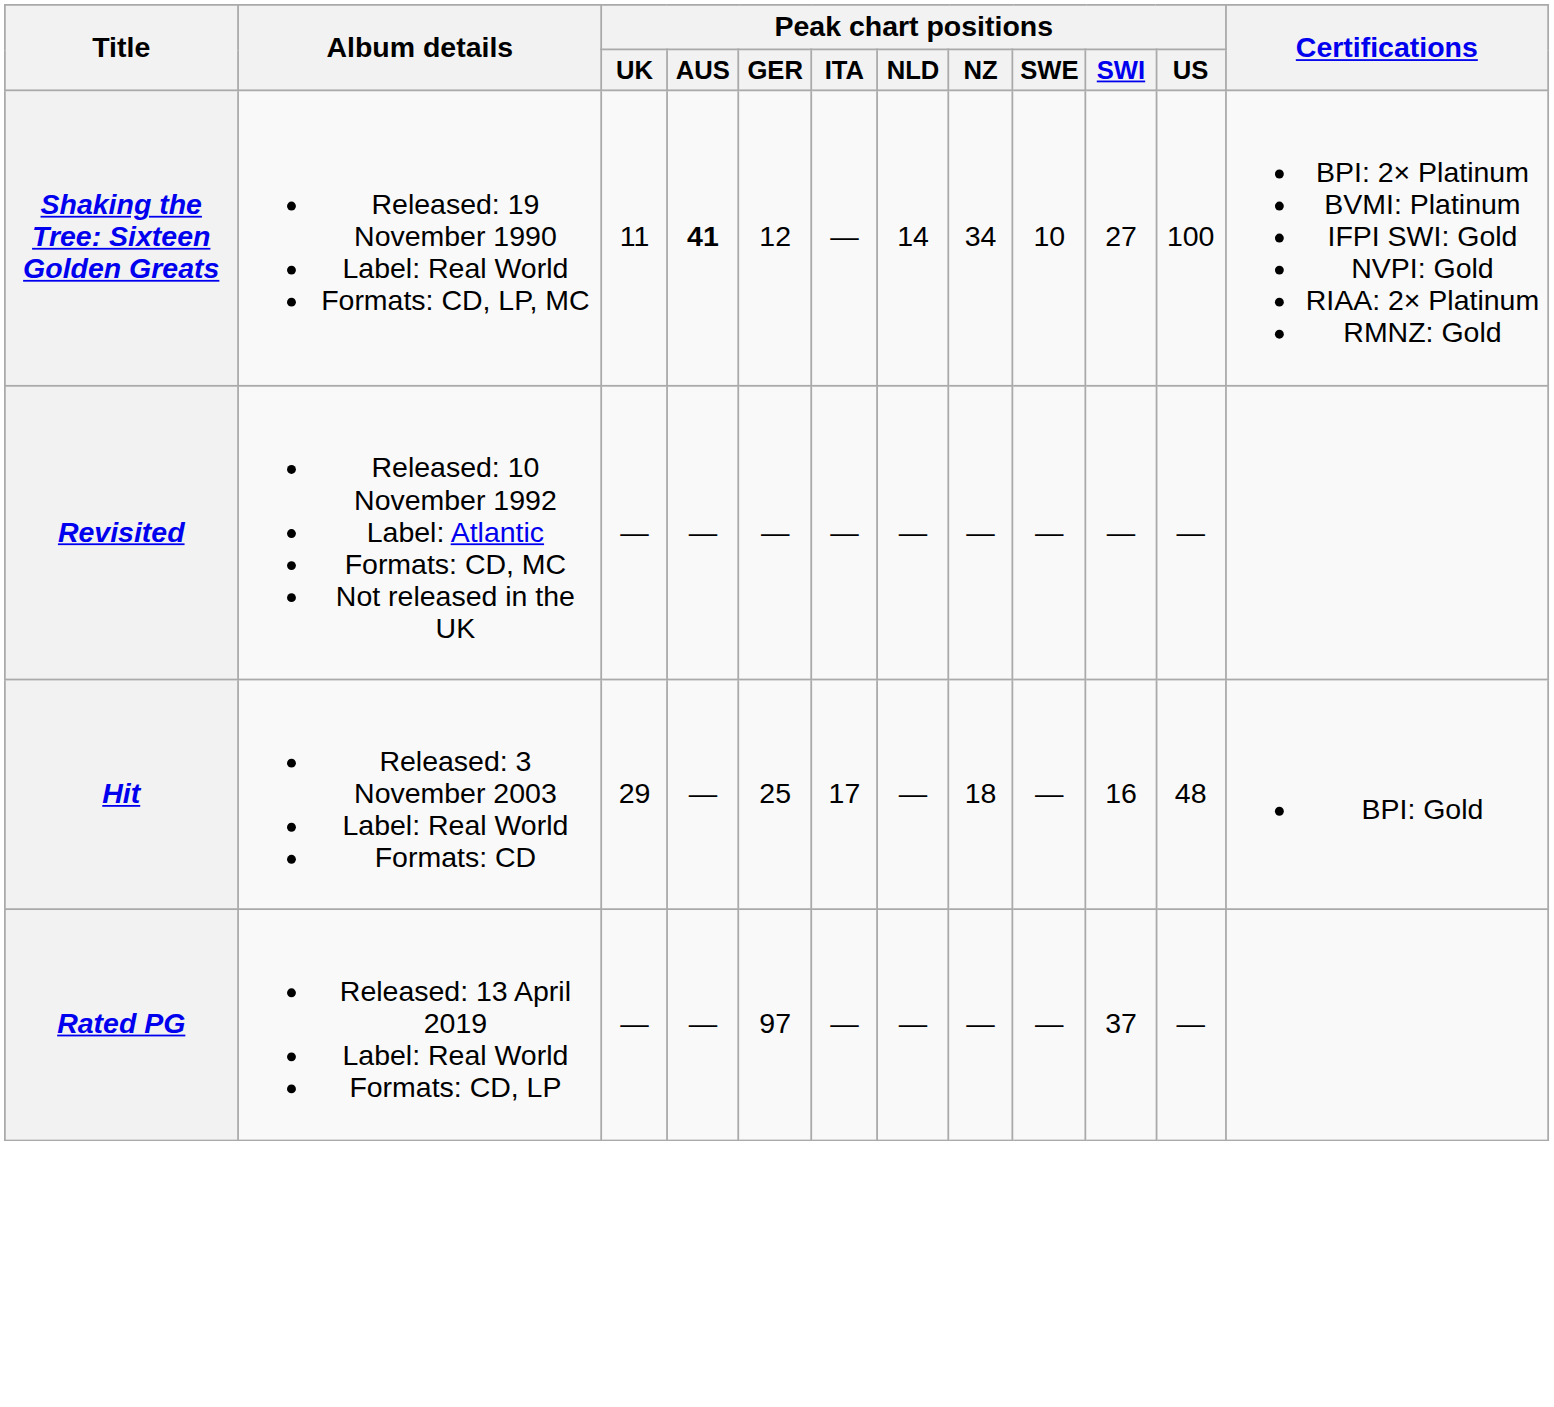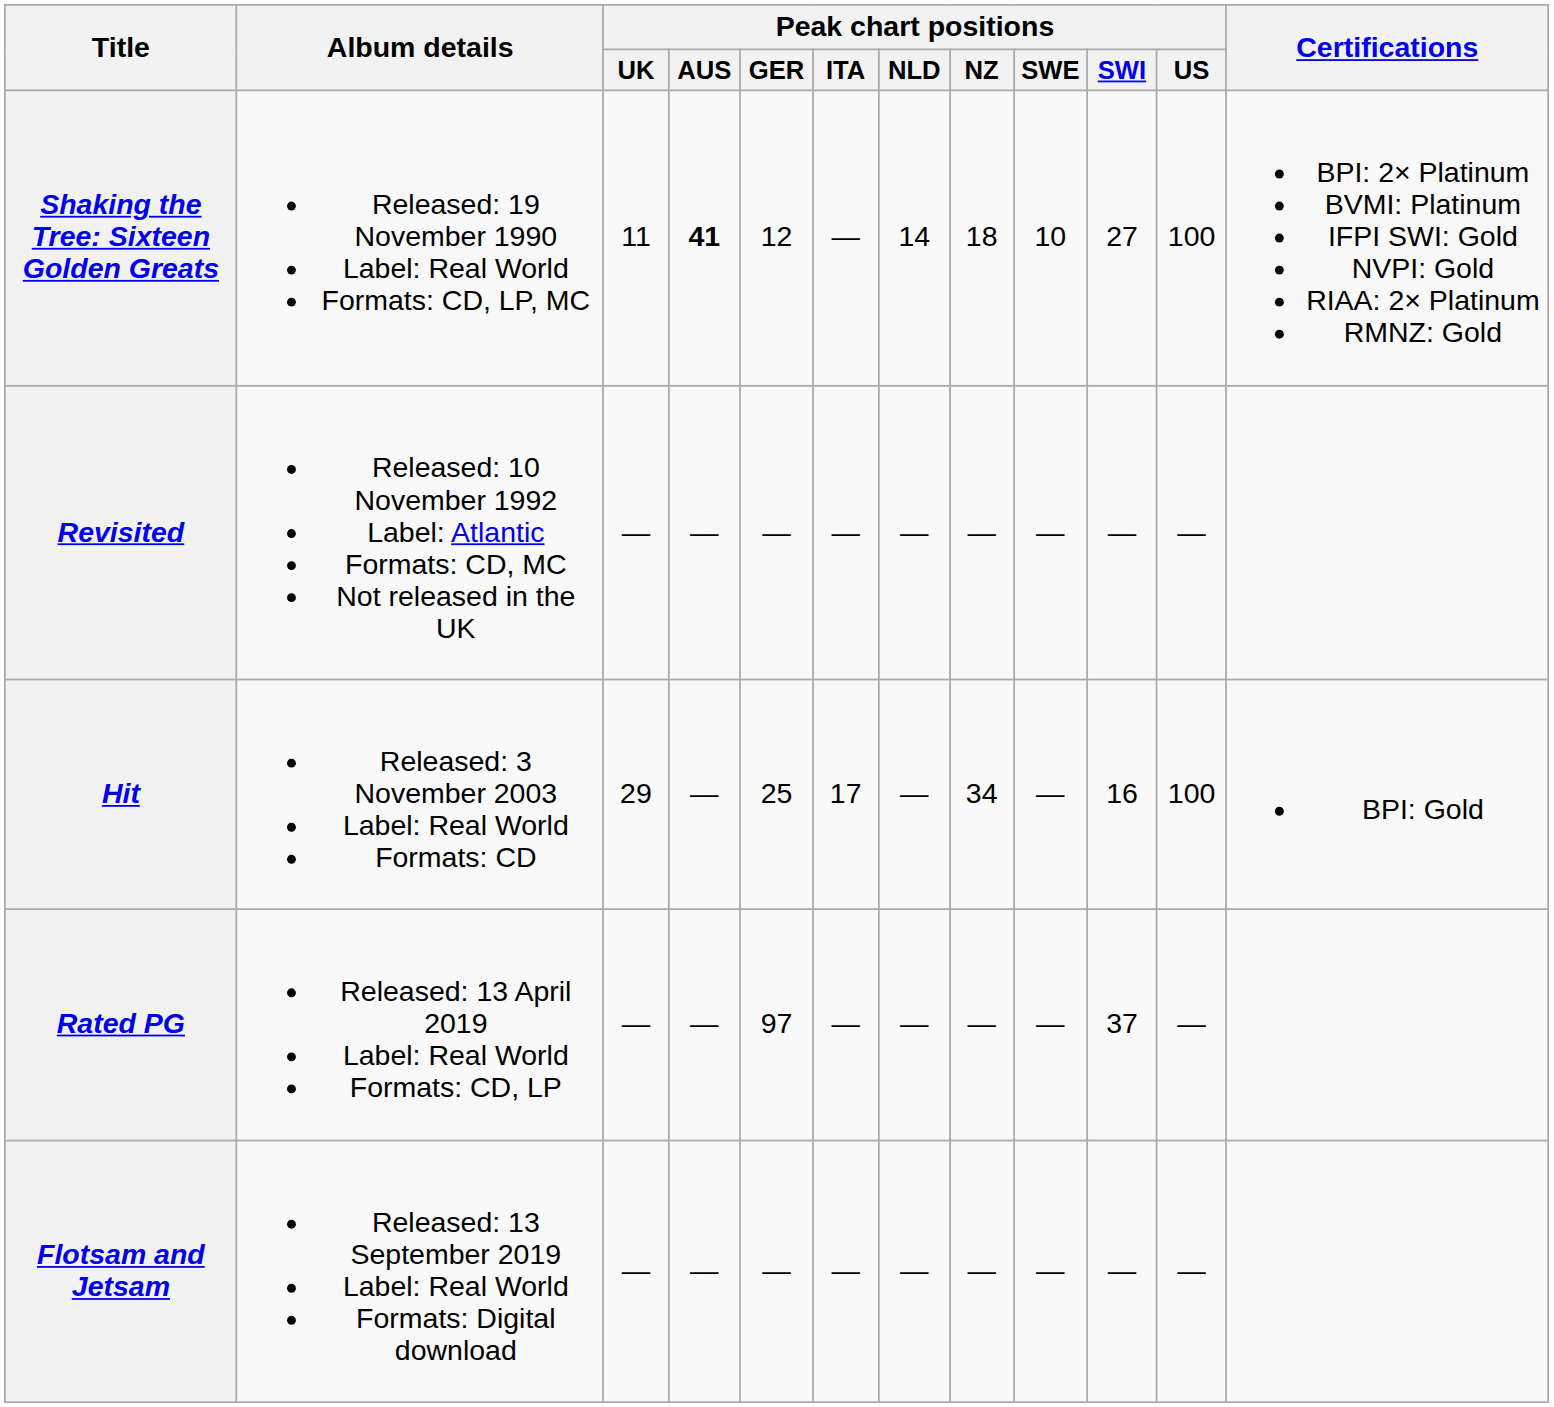(981, 237) 34 -> (982, 237) 18
(981, 794) 18 -> (982, 794) 34
(1191, 794) 48 -> (1192, 794) 100
+ row: (121, 1270)
